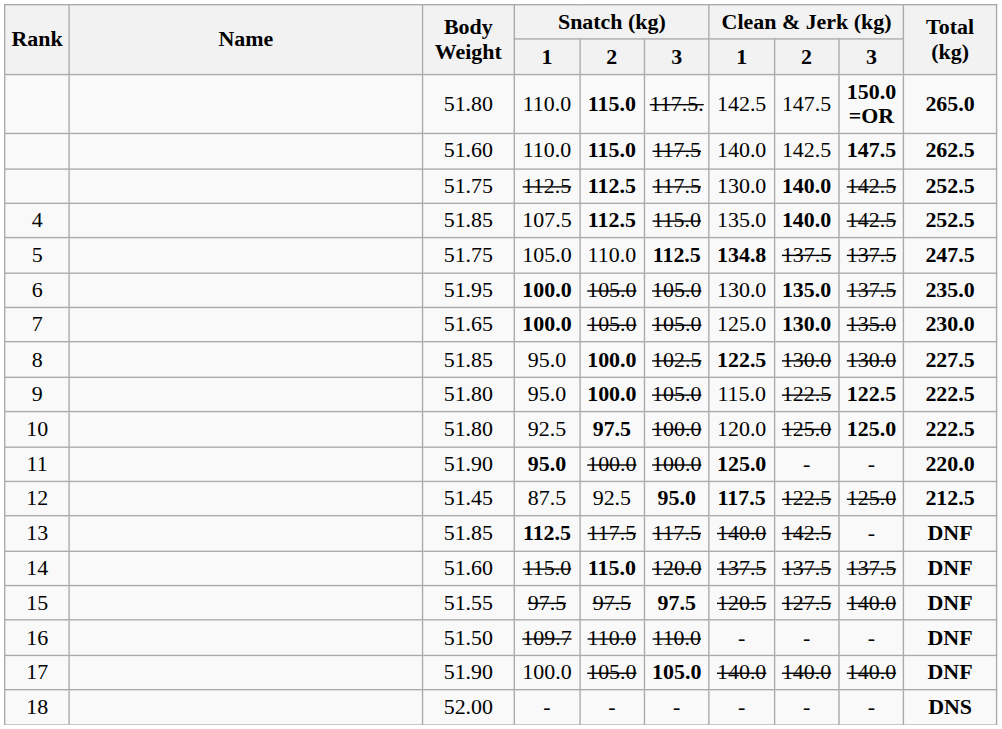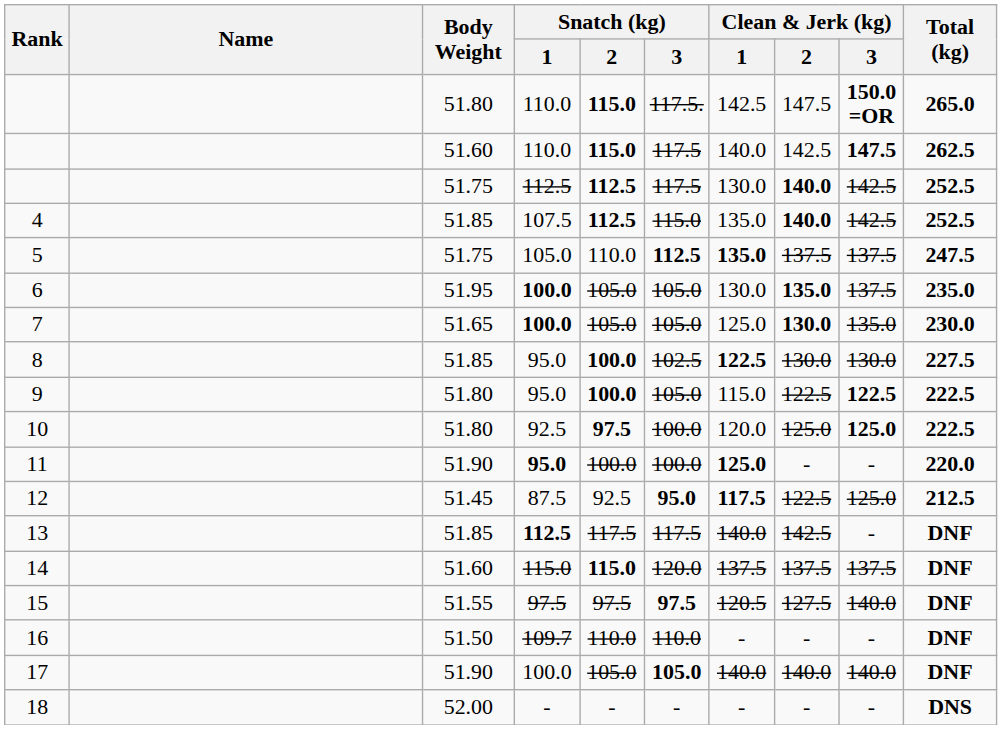(742, 255) 134.8 -> (742, 255) 135.0
